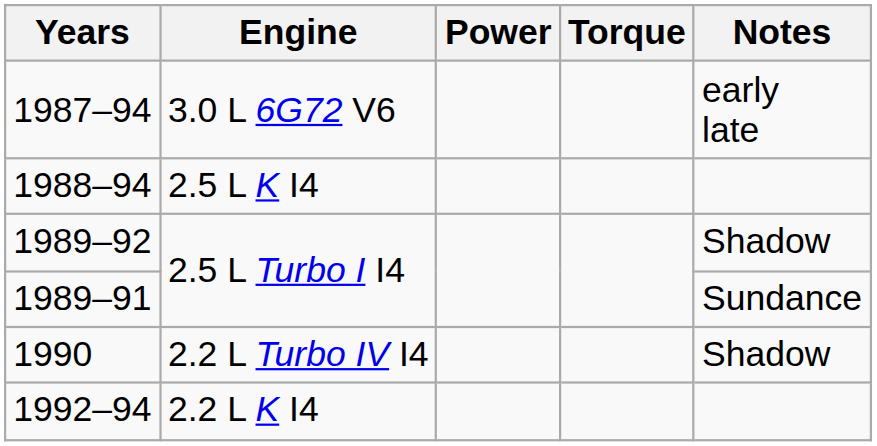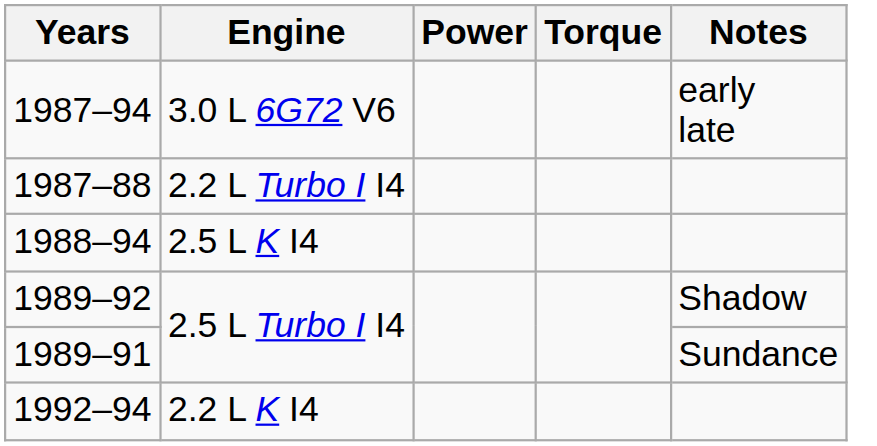+ row: (82, 185)
- row: (53, 354)
